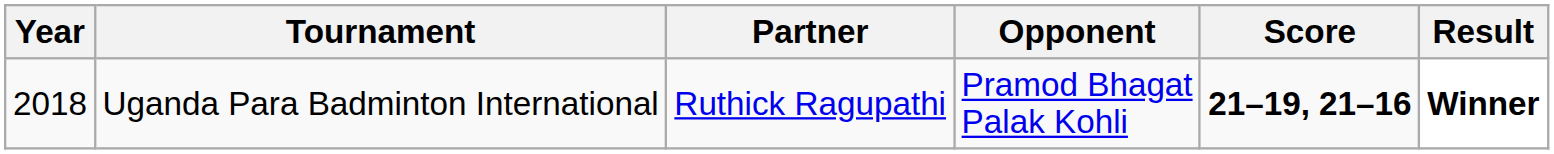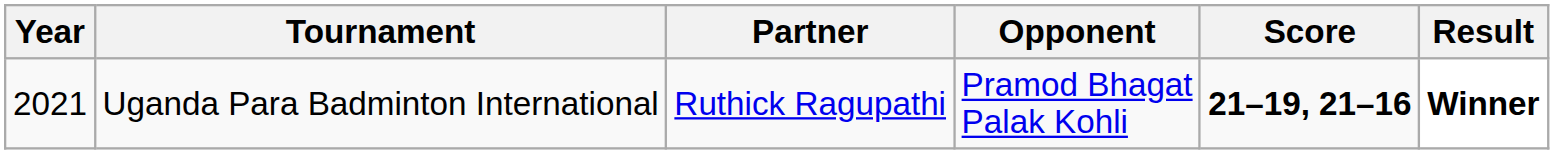(50, 103) 2018 -> (50, 103) 2021
